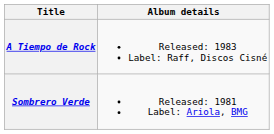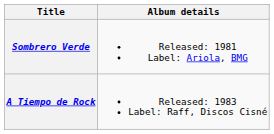rows swapped: (51, 102) <-> (51, 47)
